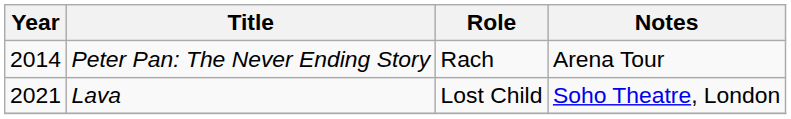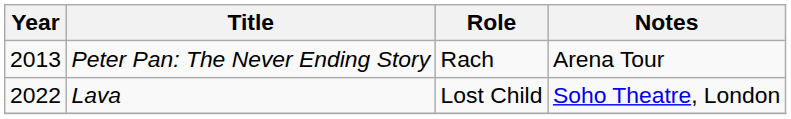(35, 58) 2014 -> (35, 58) 2013
(35, 95) 2021 -> (35, 95) 2022
